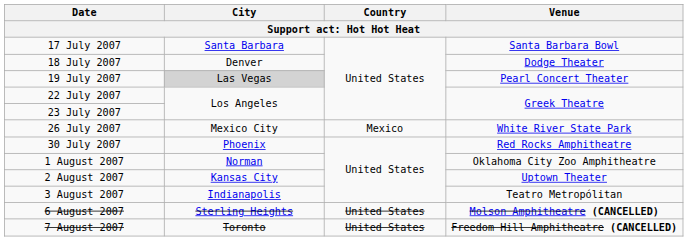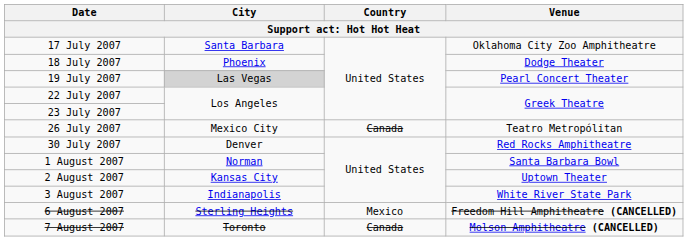(564, 46) Santa Barbara Bowl -> (564, 46) Oklahoma City Zoo Amphitheatre
(244, 62) Denver -> (244, 62) Phoenix
(385, 128) Mexico -> (385, 128) Canada
(564, 128) White River State Park -> (564, 128) Teatro Metropólitan
(244, 145) Phoenix -> (244, 145) Denver
(564, 161) Oklahoma City Zoo Amphitheatre -> (564, 161) Santa Barbara Bowl
(564, 194) Teatro Metropólitan -> (564, 194) White River State Park
(385, 211) United States -> (385, 211) Mexico
(564, 211) Molson Amphitheatre (CANCELLED) -> (564, 211) Freedom Hill Amphitheatre (CANCELLED)
(385, 227) United States -> (385, 227) Canada
(564, 227) Freedom Hill Amphitheatre (CANCELLED) -> (564, 227) Molson Amphitheatre (CANCELLED)
